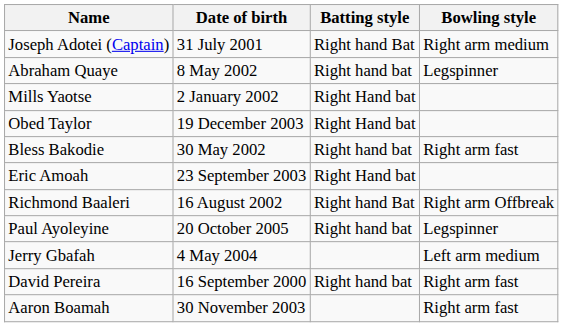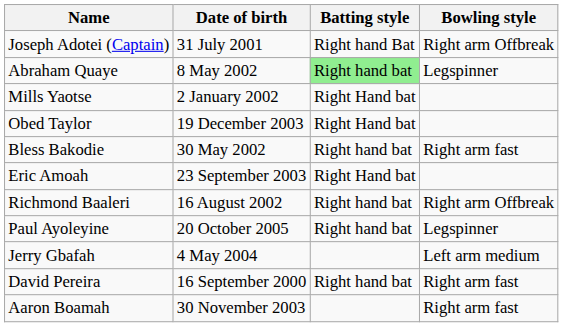(486, 44) Right arm medium -> (489, 44) Right arm Offbreak
(363, 70) no background -> (363, 70) lightgreen background
(364, 202) Right hand Bat -> (363, 202) Right hand bat
